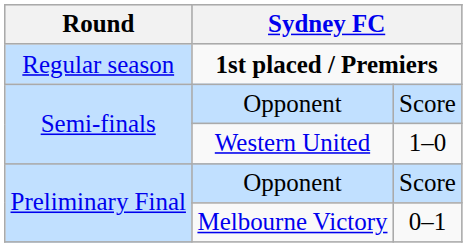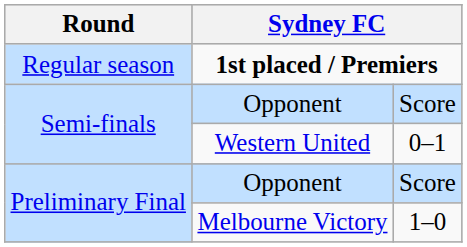(427, 143) 1–0 -> (427, 143) 0–1
(427, 222) 0–1 -> (427, 222) 1–0
